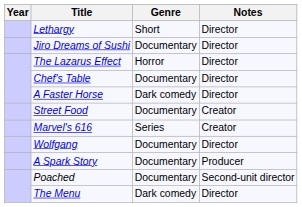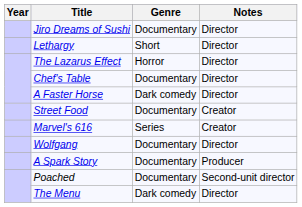rows swapped: (54, 29) <-> (82, 45)
